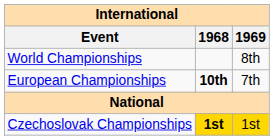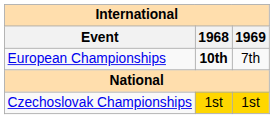- row: (75, 59)
(214, 124) bold -> (214, 102) normal
